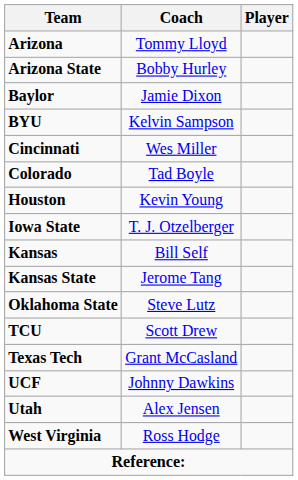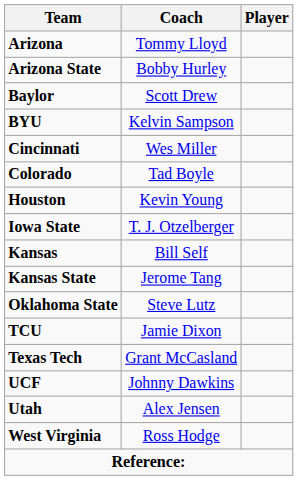(181, 96) Jamie Dixon -> (181, 96) Scott Drew
(181, 331) Scott Drew -> (181, 331) Jamie Dixon
